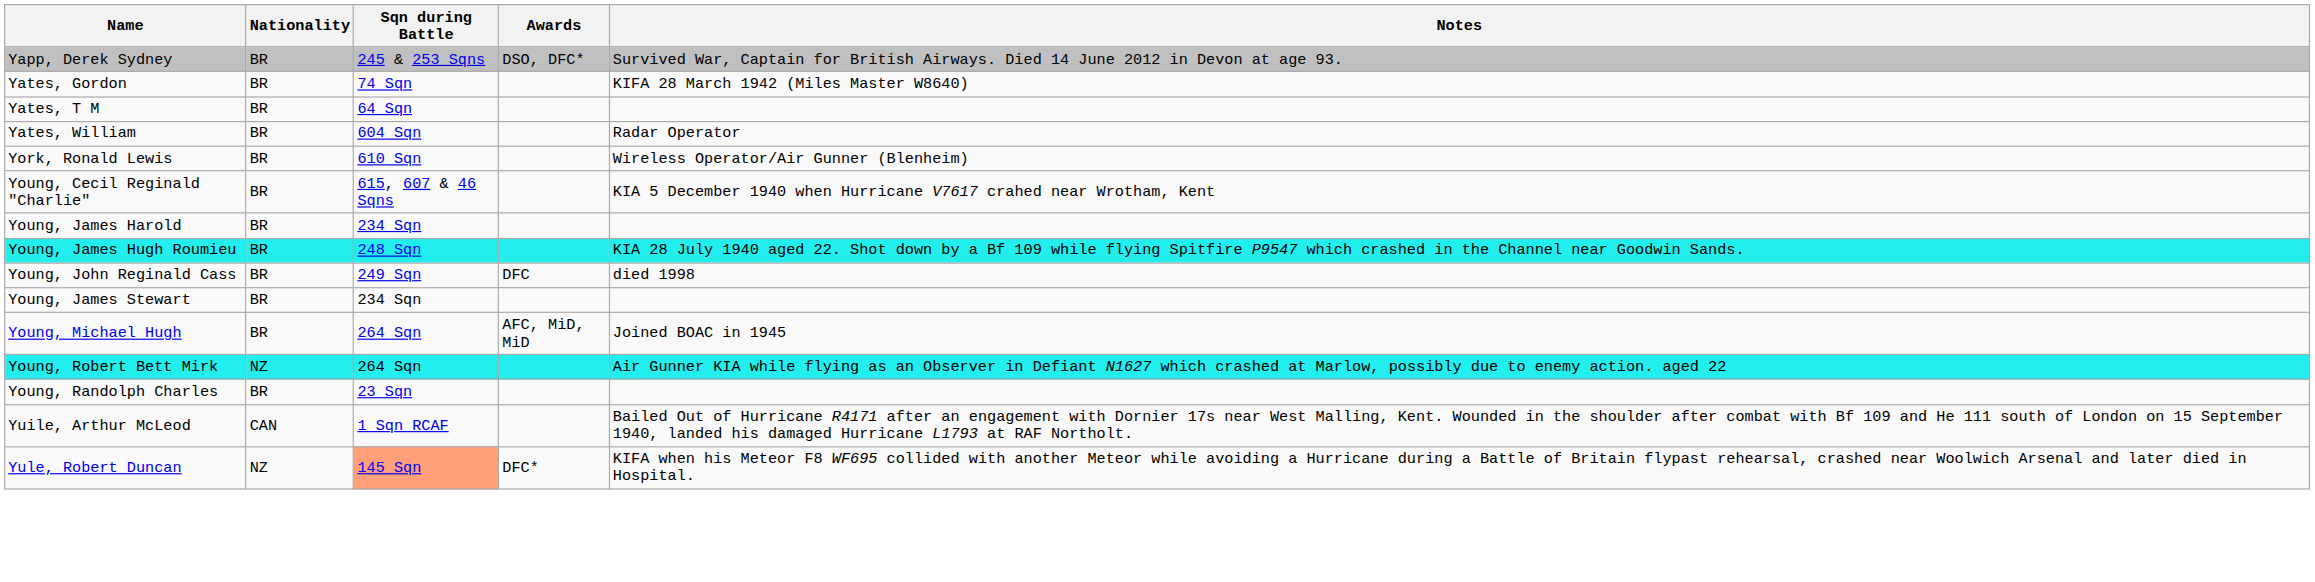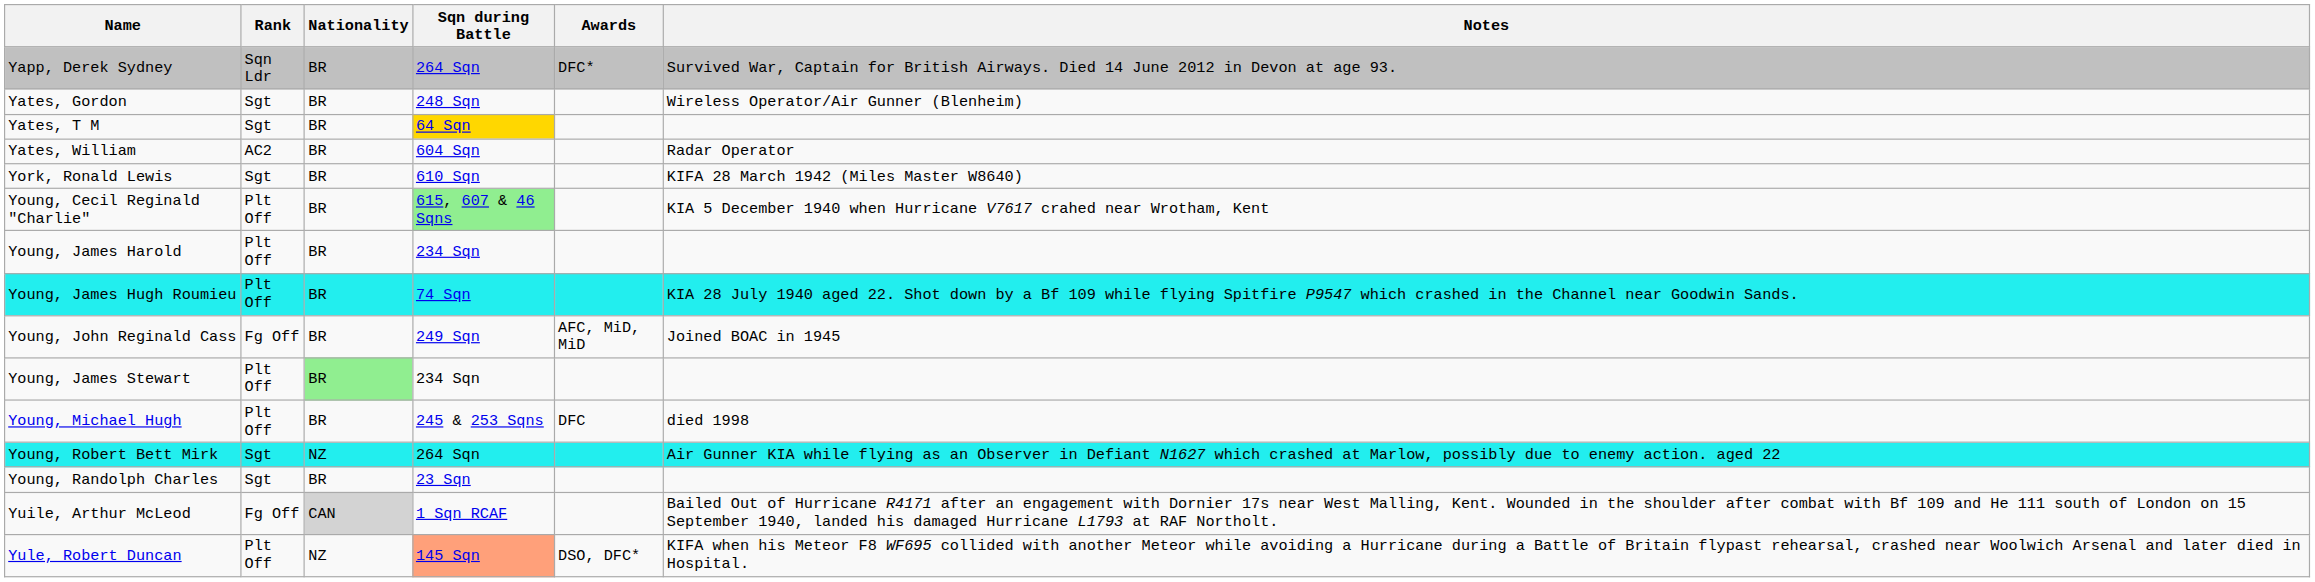+ column: (273, 26)
(421, 59) 245 & 253 Sqns -> (448, 68) 264 Sqn
(543, 59) DSO, DFC* -> (576, 68) DFC*
(385, 84) 74 Sqn -> (448, 102) 248 Sqn
(791, 84) KIFA 28 March 1942 (Miles Master W8640) -> (845, 102) Wireless Operator/Air Gunner (Blenheim)
(385, 109) no background -> (443, 126) gold background
(791, 158) Wireless Operator/Air Gunner (Blenheim) -> (845, 176) KIFA 28 March 1942 (Miles Master W8640)
(417, 192) no background -> (475, 210) lightgreen background
(389, 250) 248 Sqn -> (443, 294) 74 Sqn
(516, 275) DFC -> (599, 337) AFC, MiD, MiD
(654, 275) died 1998 -> (754, 337) Joined BOAC in 1945
(259, 300) no background -> (317, 379) lightgreen background
(389, 334) 264 Sqn -> (480, 421) 245 & 253 Sqns
(543, 334) AFC, MiD, MiD -> (572, 421) DFC
(699, 334) Joined BOAC in 1945 -> (708, 421) died 1998
(263, 425) no background -> (322, 513) lightgrey background
(521, 468) DFC* -> (599, 556) DSO, DFC*
